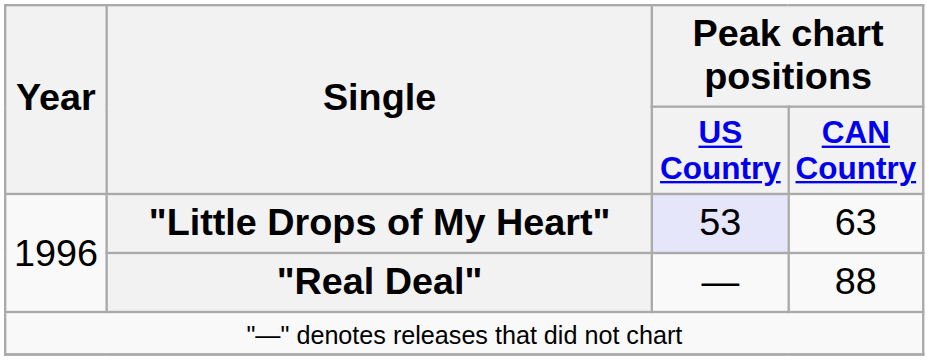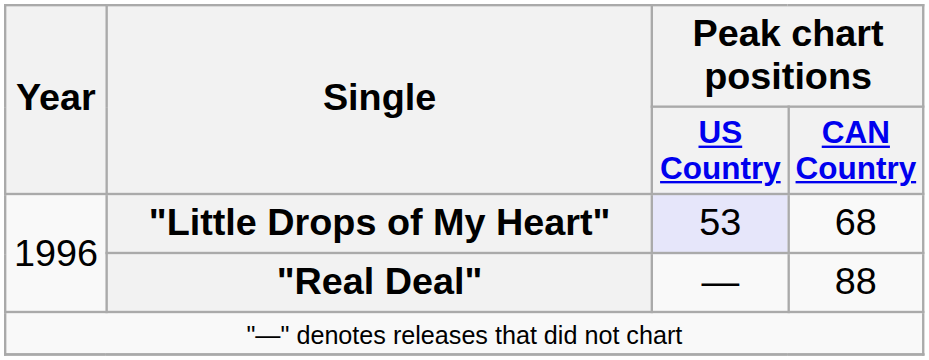(856, 222) 63 -> (856, 222) 68
